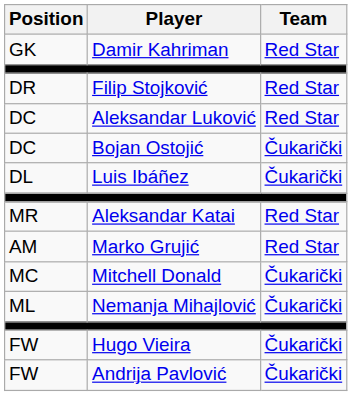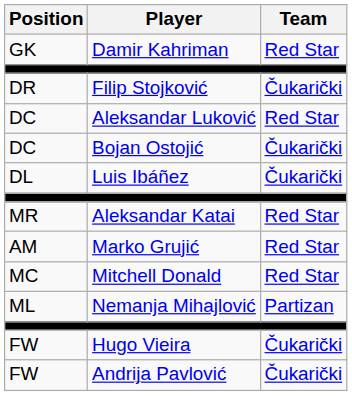(302, 88) Red Star -> (303, 88) Čukarički
(303, 276) Čukarički -> (302, 276) Red Star
(303, 306) Čukarički -> (299, 306) Partizan
